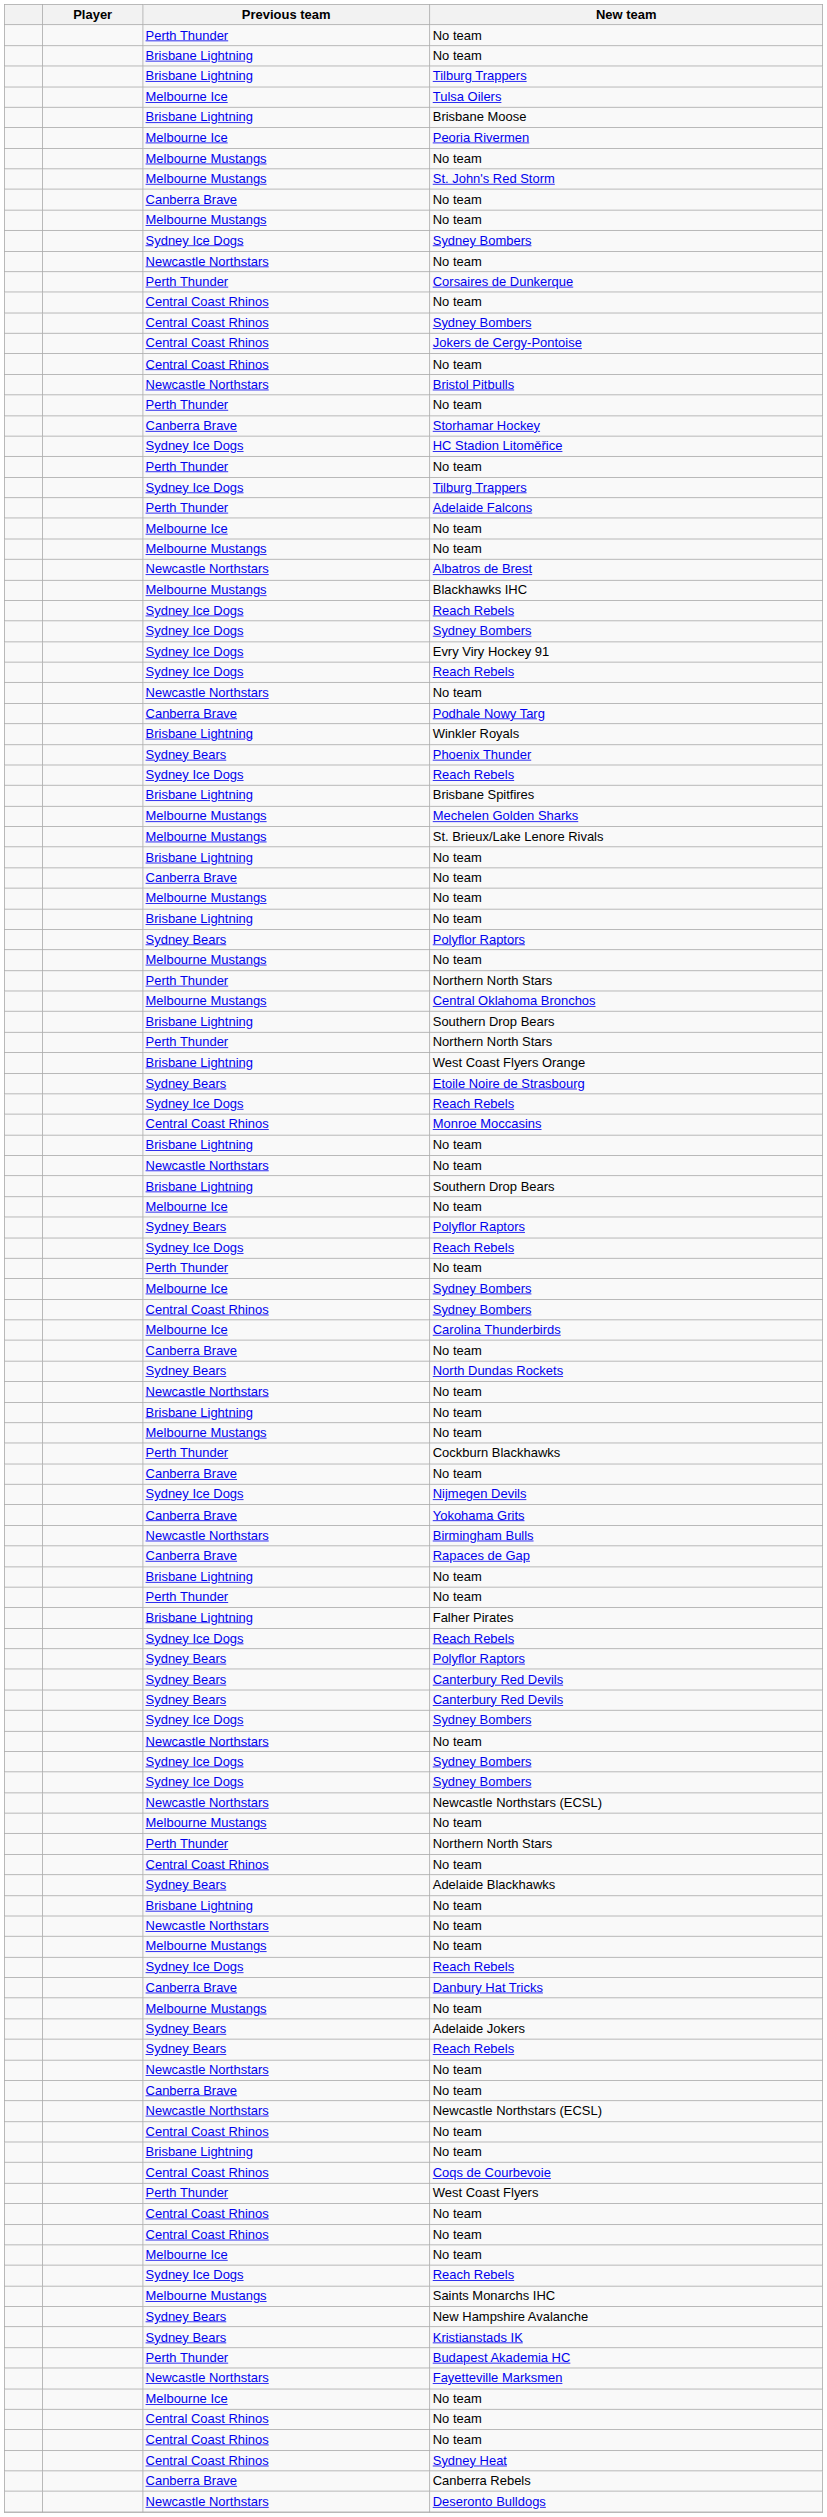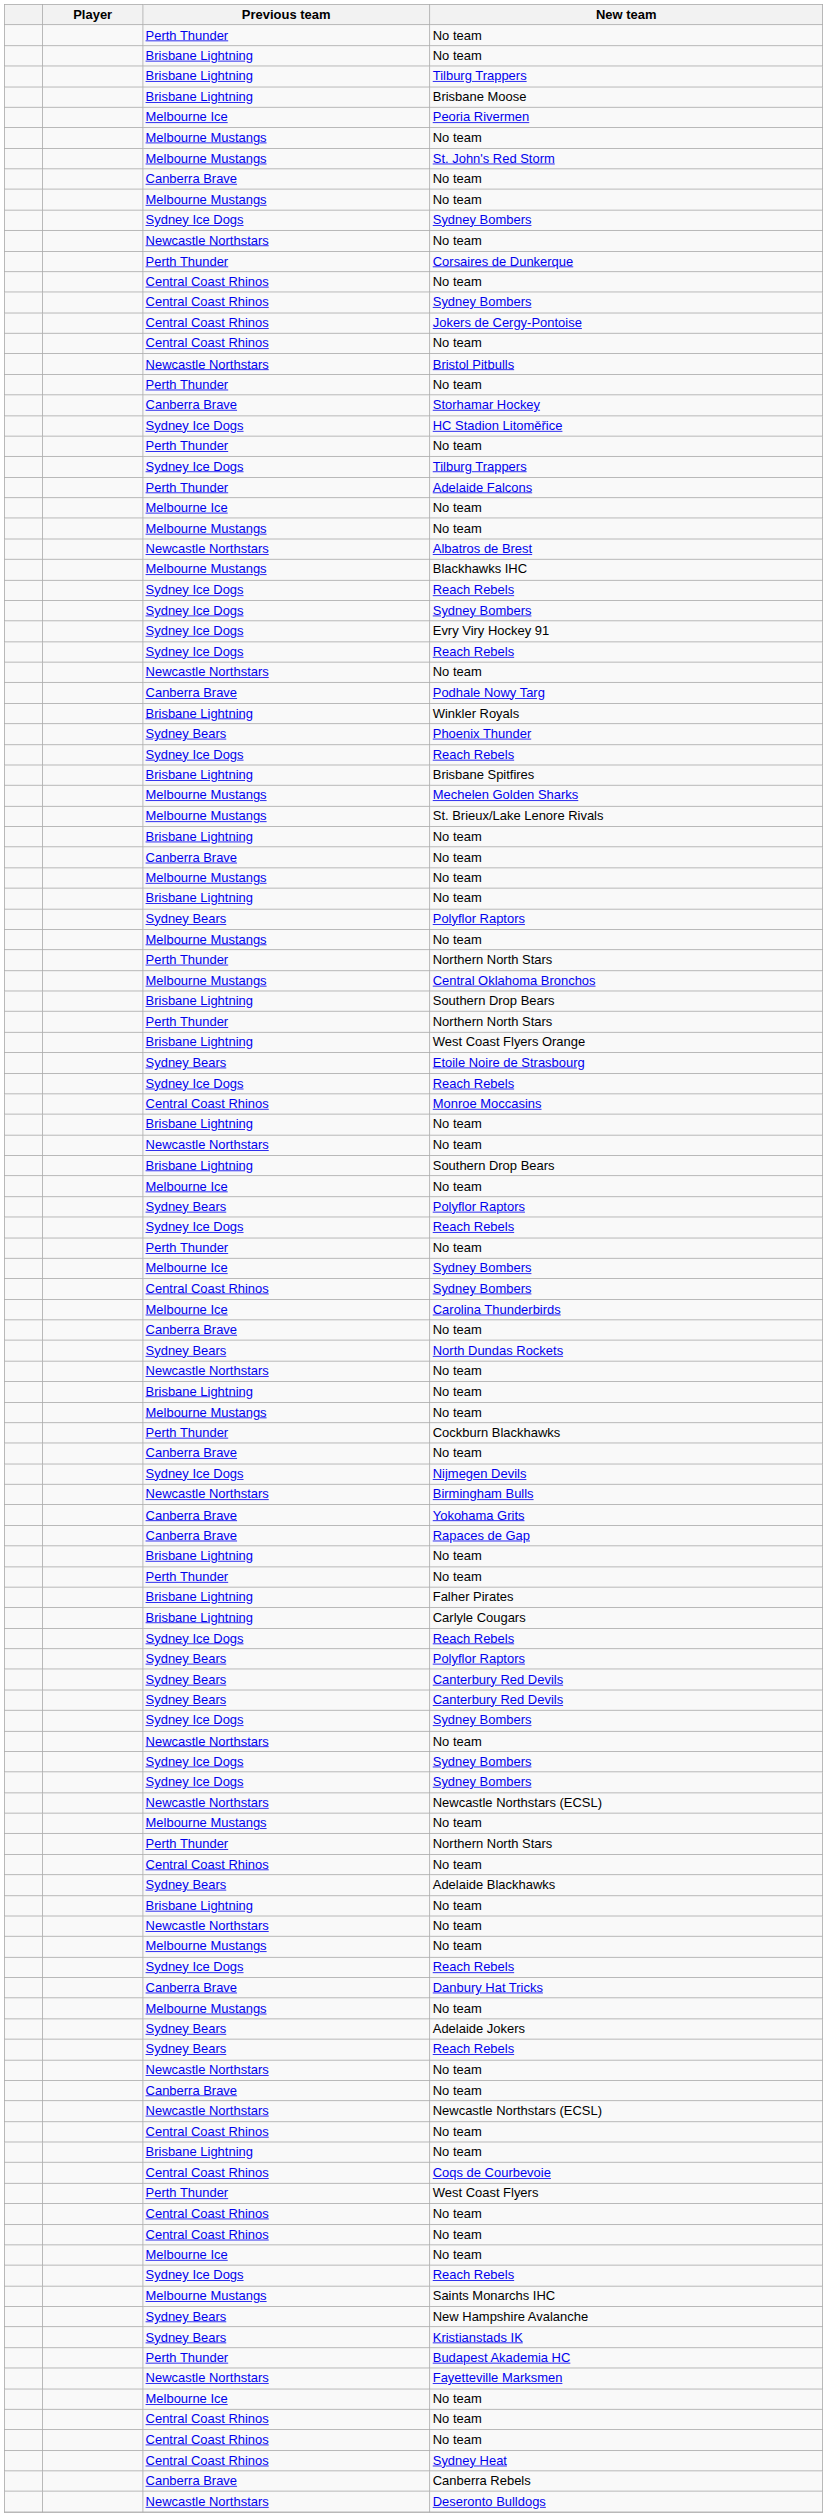- row: (187, 96)
rows swapped: (191, 1515) <-> (207, 1535)
+ row: (199, 1617)
